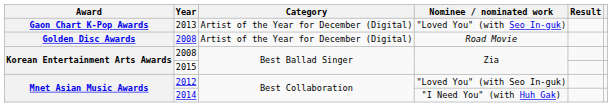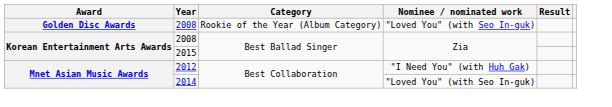- row: (89, 25)
(306, 39) Artist of the Year for December (Digital) -> (291, 25) Rookie of the Year (Album Category)
(491, 39) Road Movie -> (460, 25) "Loved You" (with Seo In-guk)
(491, 81) "Loved You" (with Seo In-guk) -> (460, 67) "I Need You" (with Huh Gak)
(491, 95) "I Need You" (with Huh Gak) -> (460, 81) "Loved You" (with Seo In-guk)
